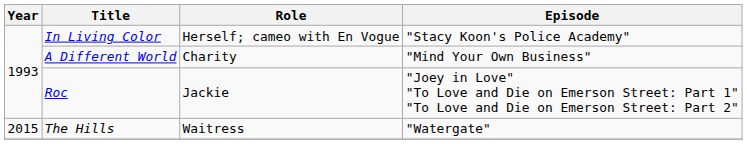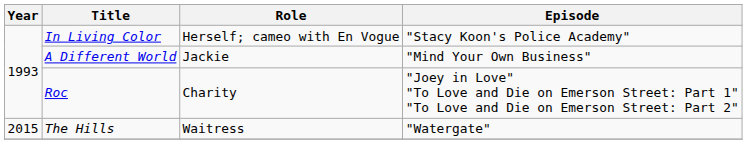(210, 57) Charity -> (206, 57) Jackie
(206, 93) Jackie -> (210, 93) Charity
